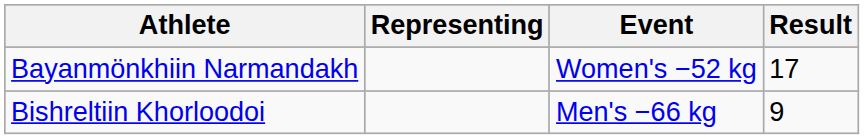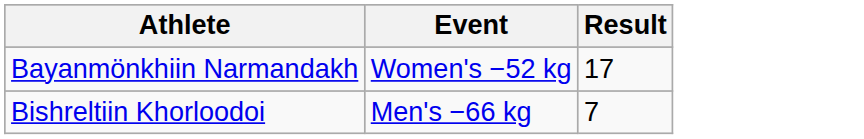- column: (457, 25)
(777, 111) 9 -> (592, 111) 7
